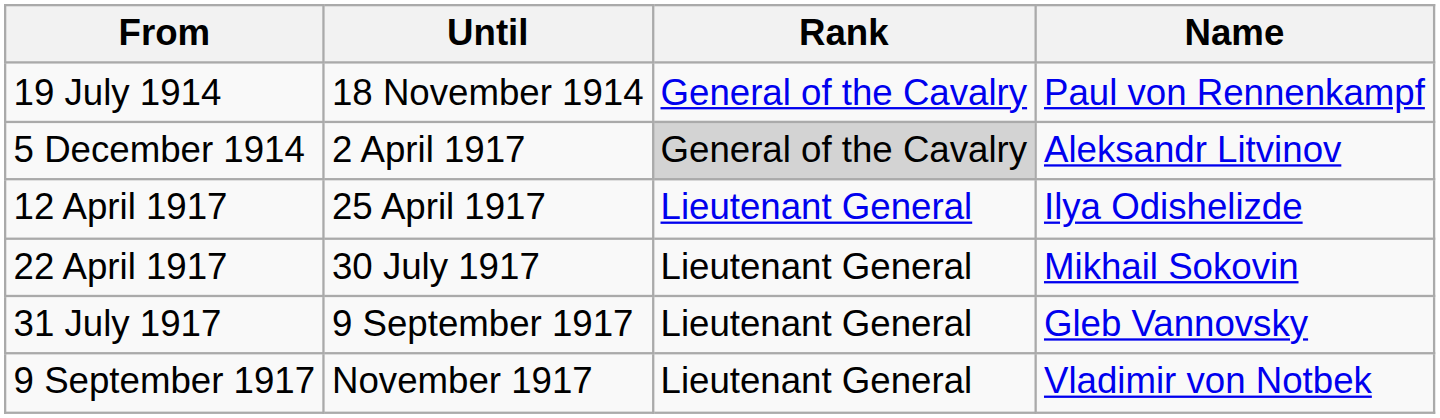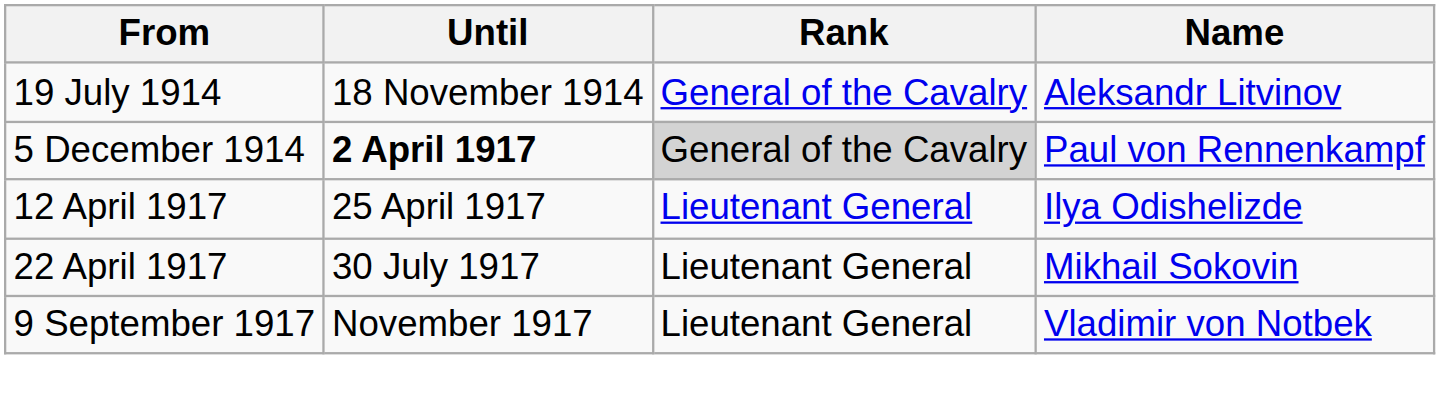(1234, 91) Paul von Rennenkampf -> (1193, 91) Aleksandr Litvinov
(429, 149) normal -> (434, 149) bold
(1193, 149) Aleksandr Litvinov -> (1234, 149) Paul von Rennenkampf
- row: (117, 324)
